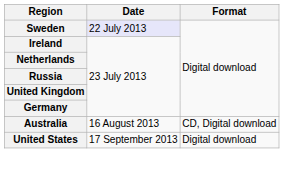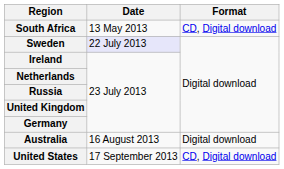+ row: (46, 28)
(229, 124) CD, Digital download -> (219, 140) Digital download
(219, 140) Digital download -> (229, 156) CD, Digital download
